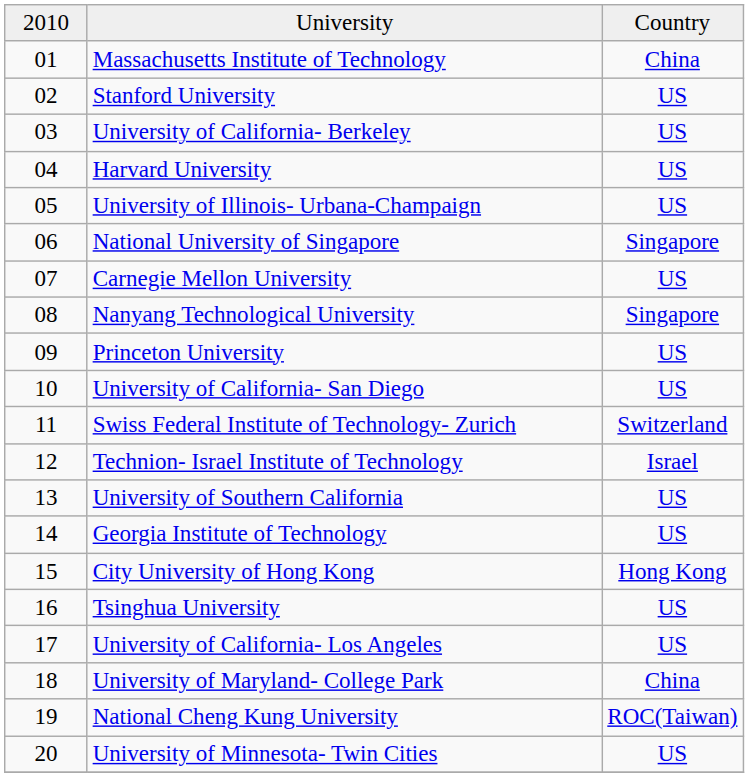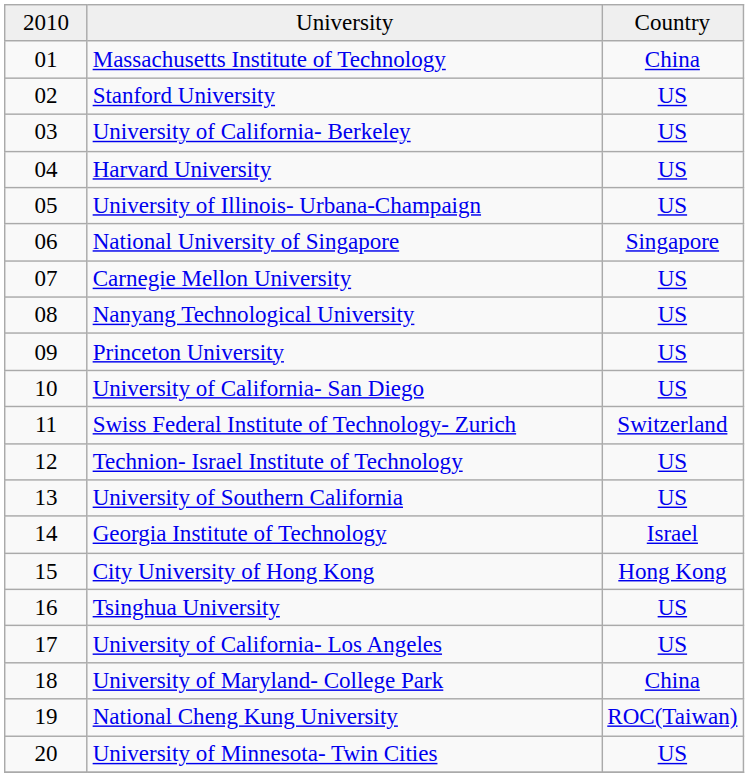(672, 315) Singapore -> (672, 315) US
(672, 461) Israel -> (672, 461) US
(672, 534) US -> (672, 534) Israel
